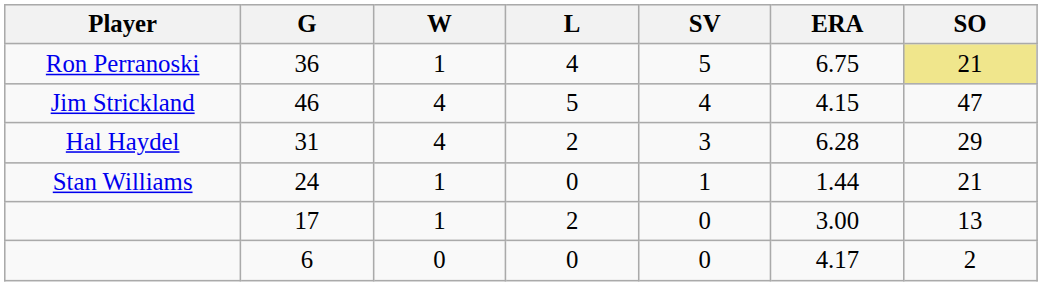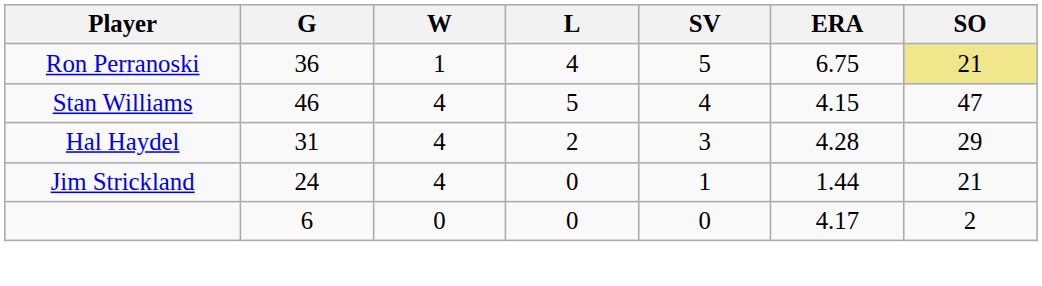(123, 102) Jim Strickland -> (123, 102) Stan Williams
(837, 142) 6.28 -> (837, 142) 4.28
(123, 181) Stan Williams -> (123, 181) Jim Strickland
(439, 181) 1 -> (439, 181) 4
- row: (307, 220)
